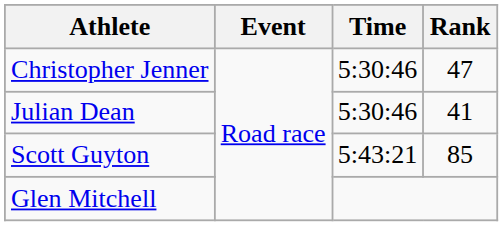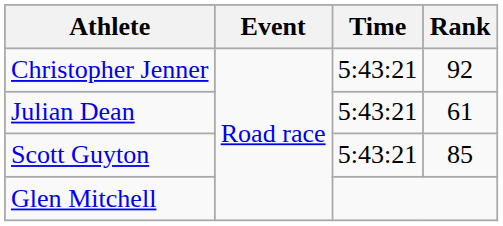(378, 69) 5:30:46 -> (378, 69) 5:43:21
(460, 69) 47 -> (460, 69) 92
(378, 112) 5:30:46 -> (378, 112) 5:43:21
(460, 112) 41 -> (460, 112) 61
